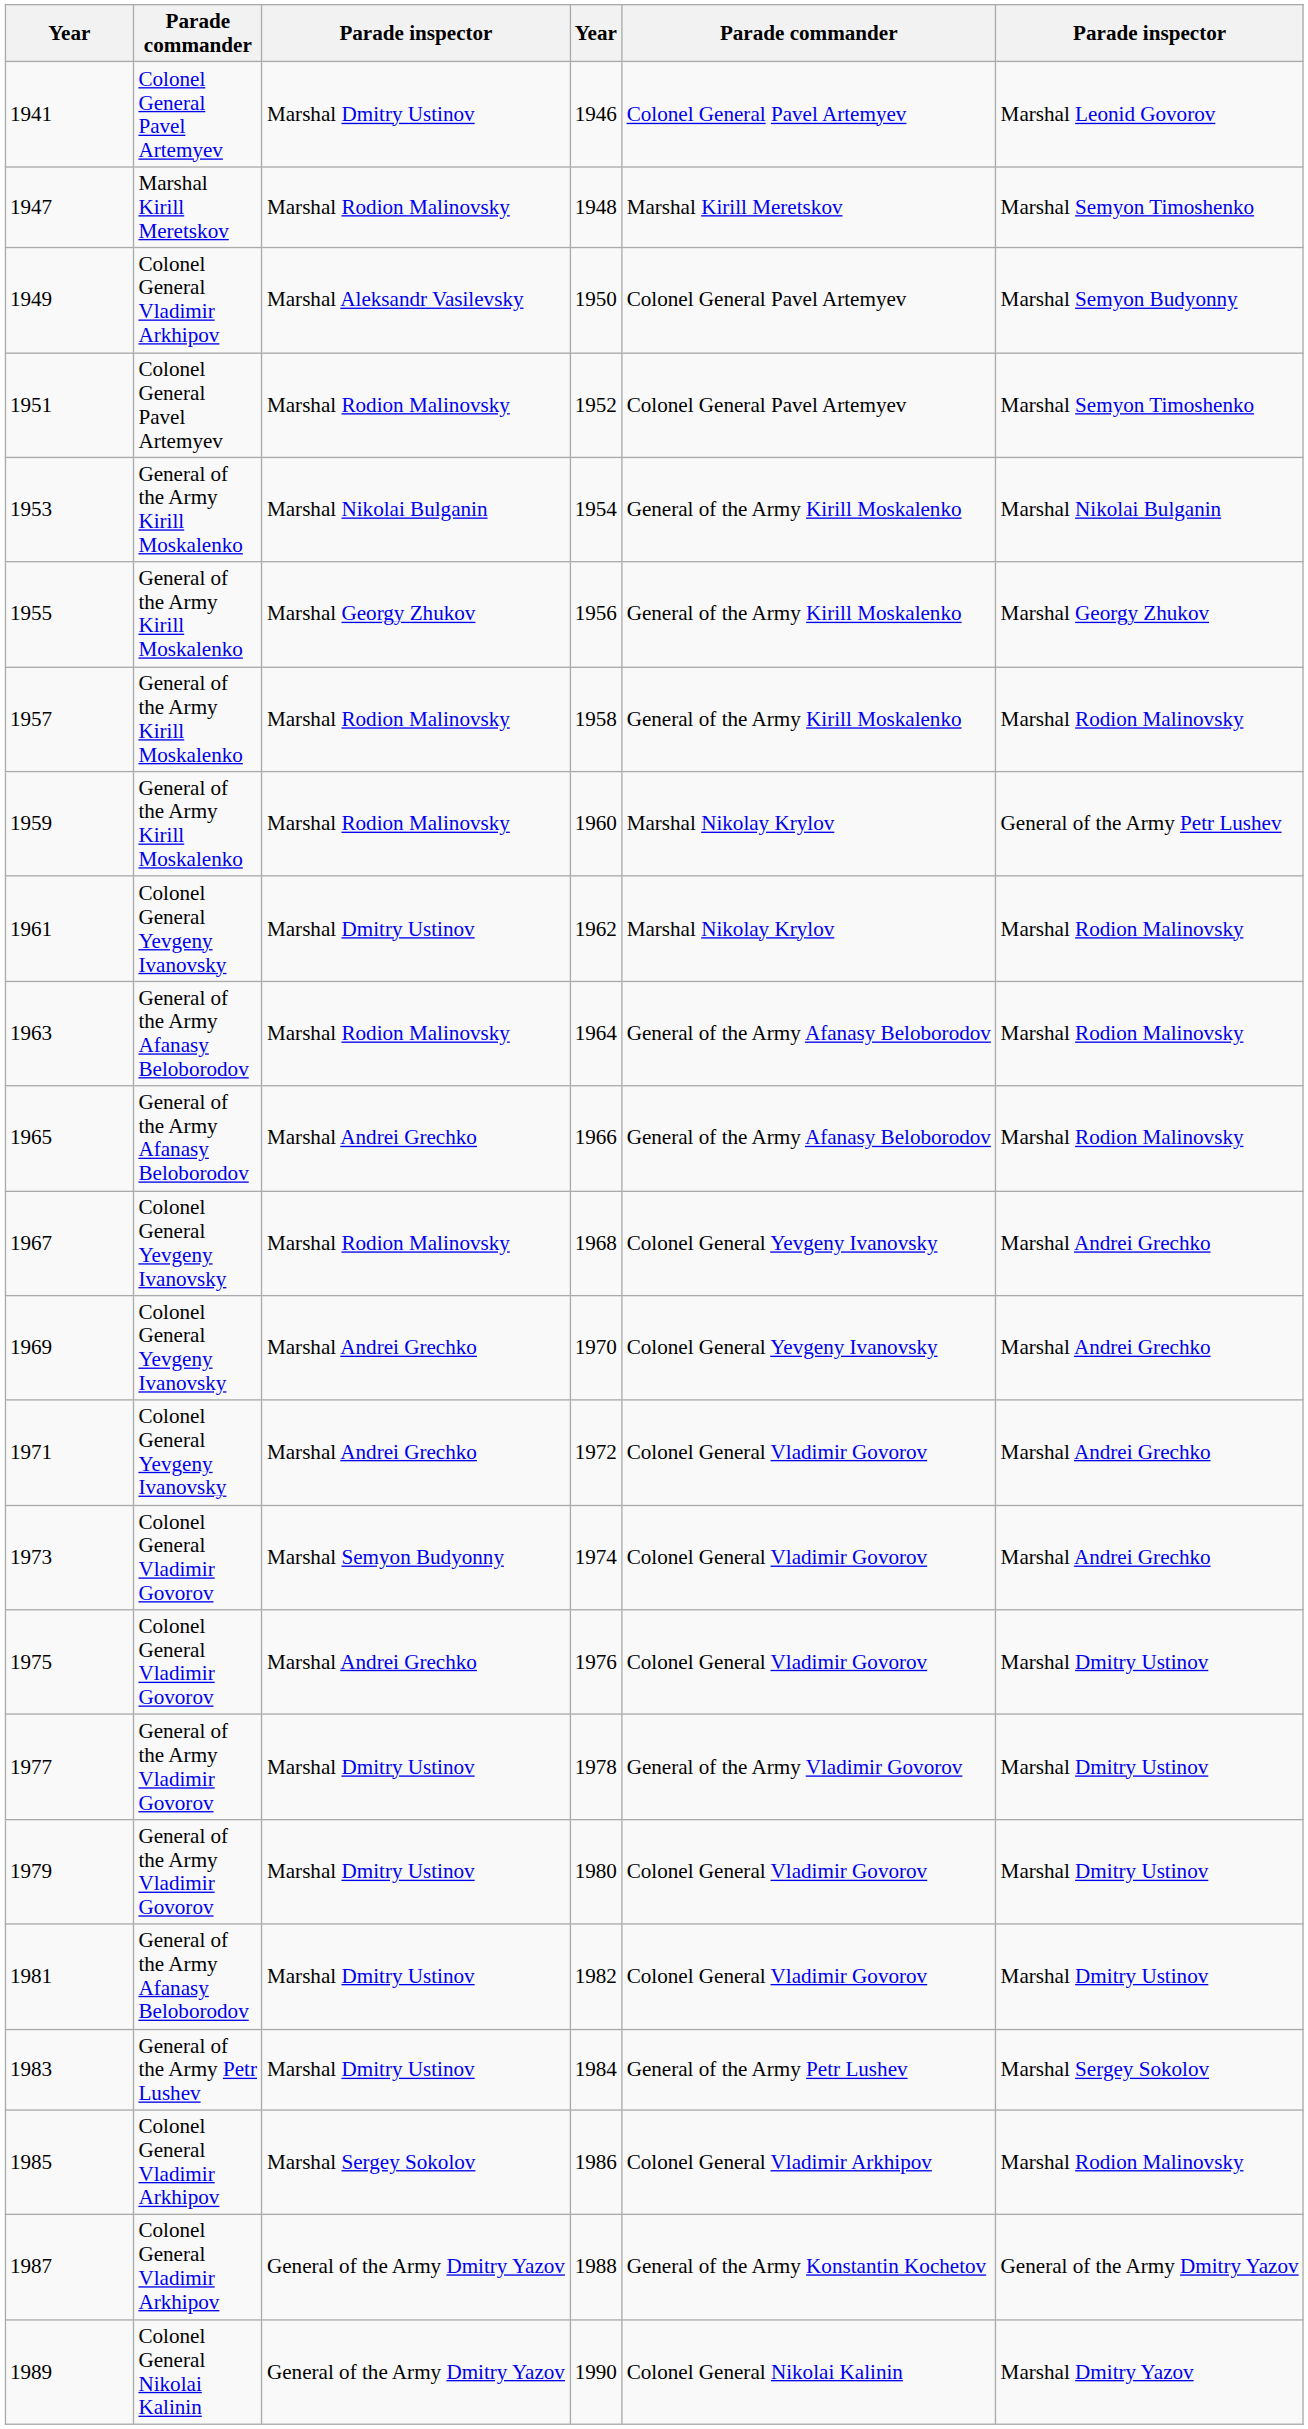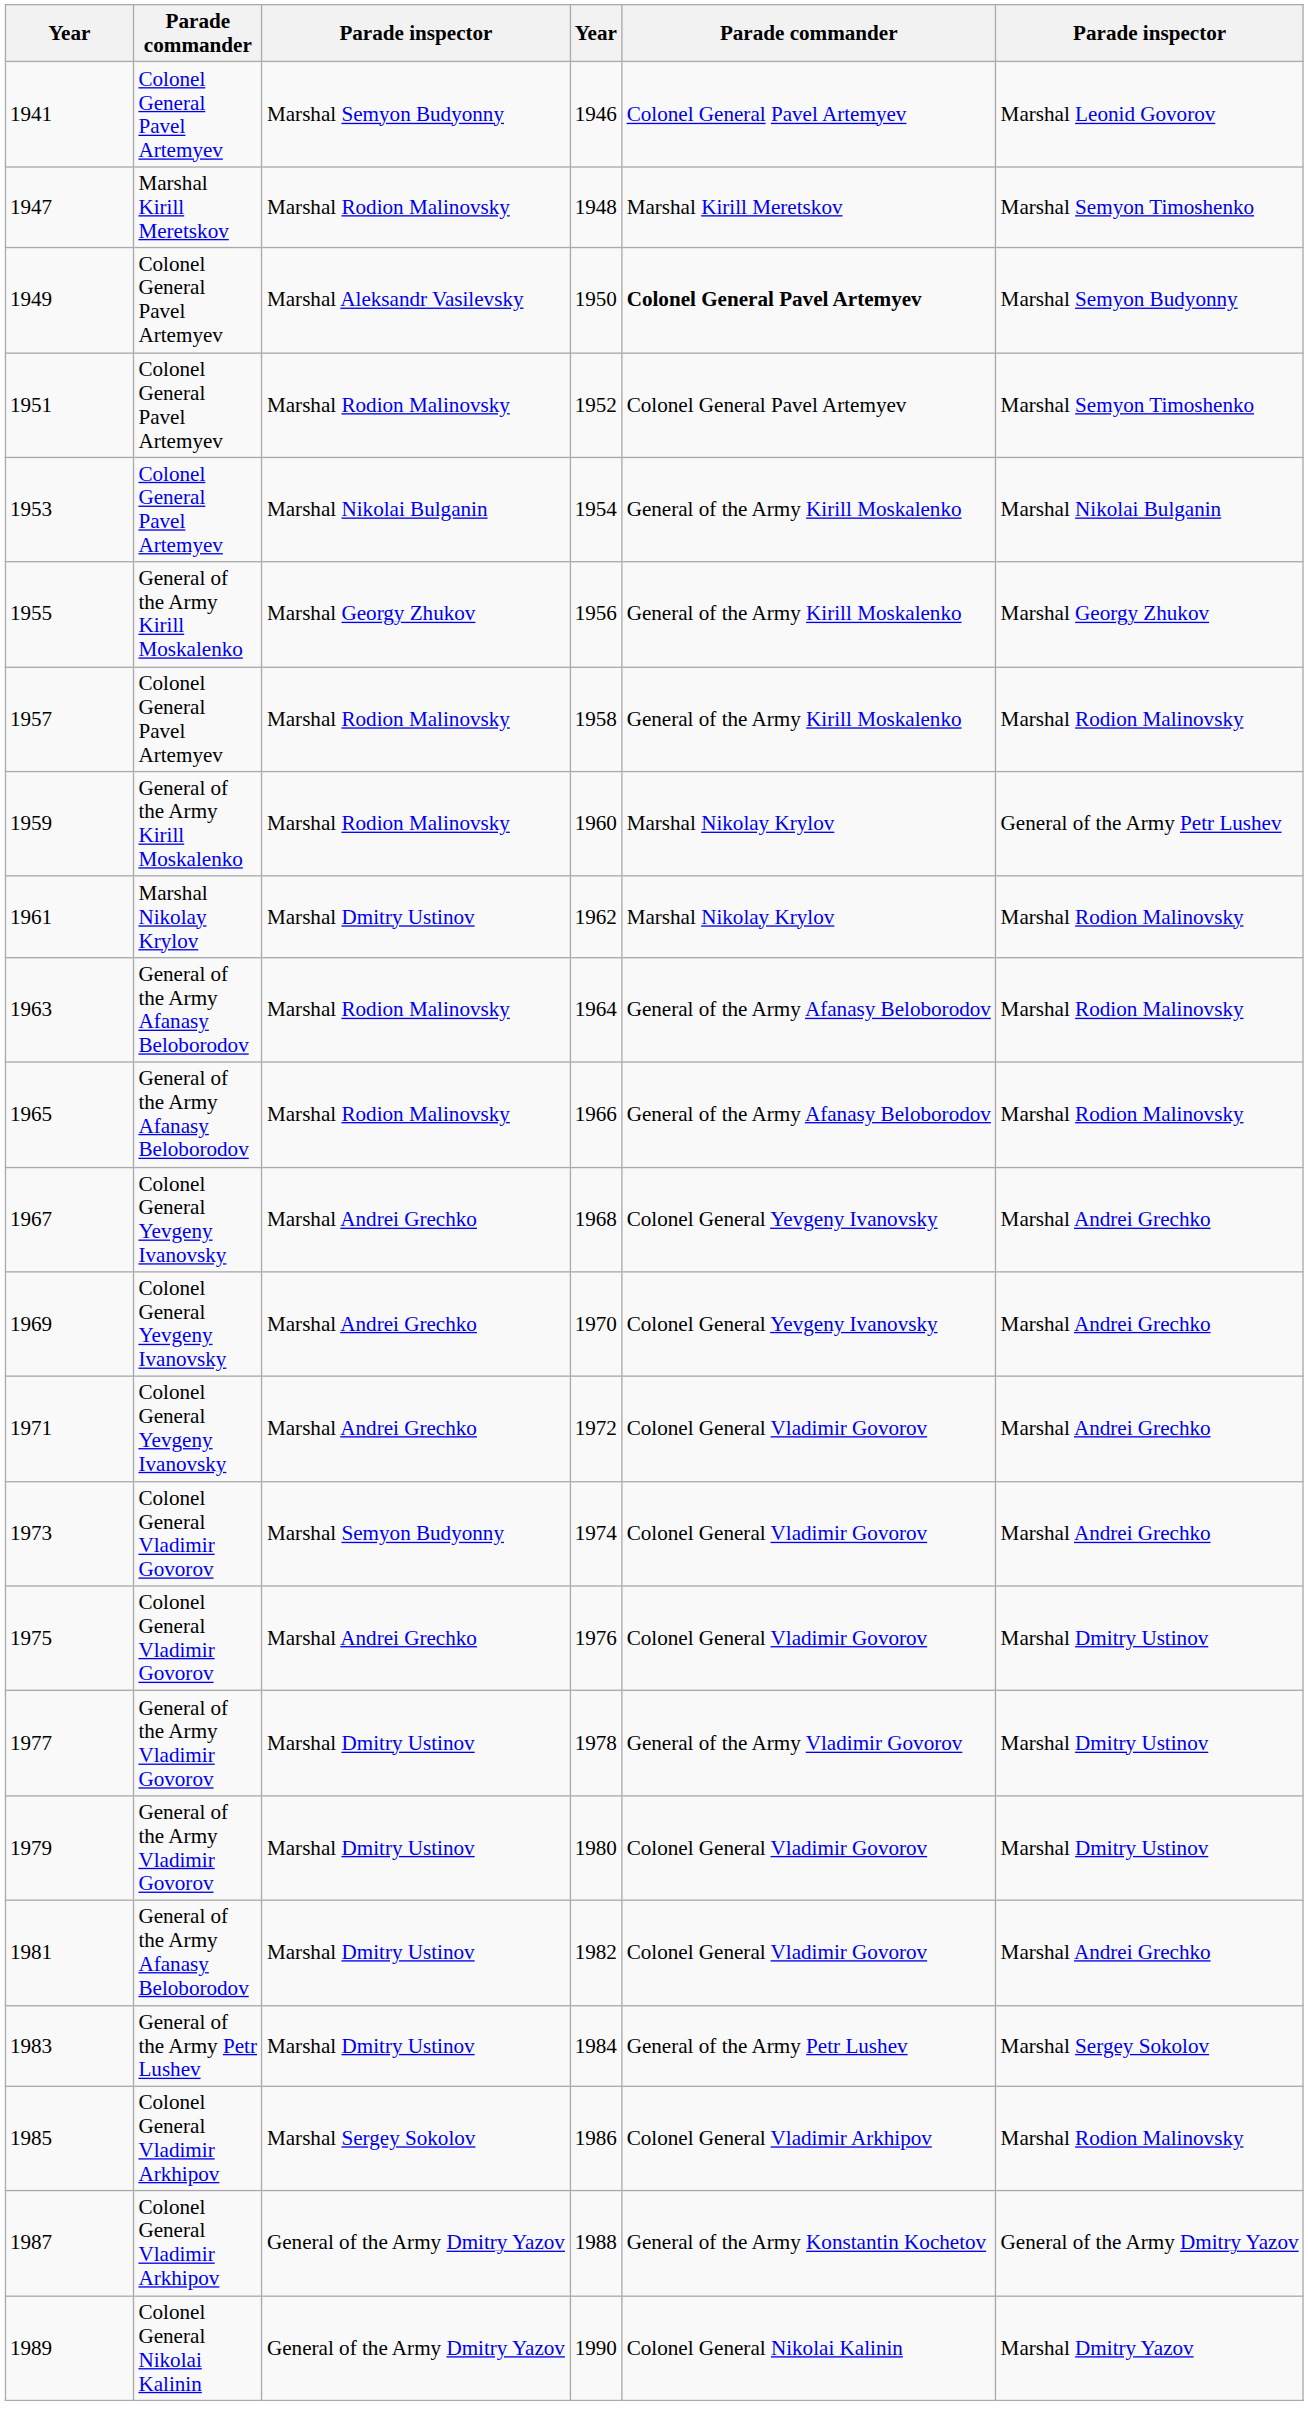(371, 114) Marshal Dmitry Ustinov -> (385, 114) Marshal Semyon Budyonny
(179, 299) Colonel General Vladimir Arkhipov -> (181, 299) Colonel General Pavel Artemyev
(767, 299) normal -> (774, 299) bold
(191, 509) General of the Army Kirill Moskalenko -> (181, 509) Colonel General Pavel Artemyev
(191, 719) General of the Army Kirill Moskalenko -> (181, 719) Colonel General Pavel Artemyev
(182, 928) Colonel General Yevgeny Ivanovsky -> (173, 916) Мarshal Nikolay Krylov
(372, 1138) Marshal Andrei Grechko -> (388, 1114) Marshal Rodion Malinovsky
(388, 1242) Marshal Rodion Malinovsky -> (372, 1219) Marshal Andrei Grechko
(1104, 1976) Marshal Dmitry Ustinov -> (1106, 1952) Marshal Andrei Grechko
